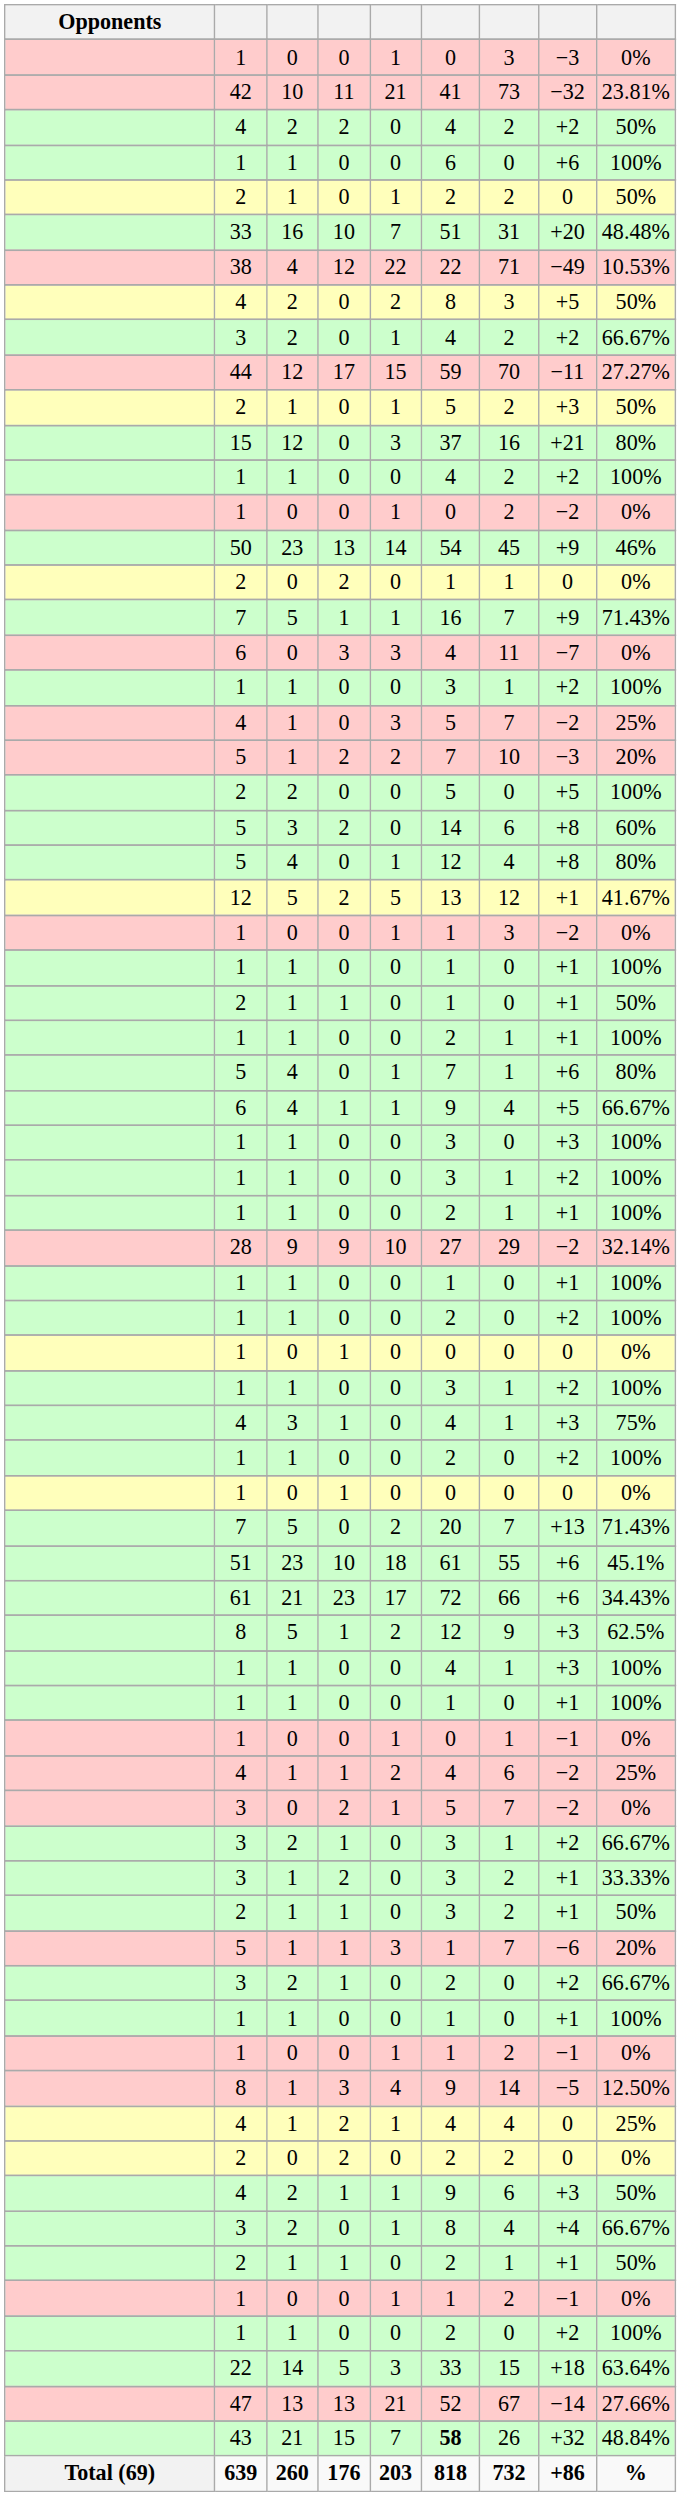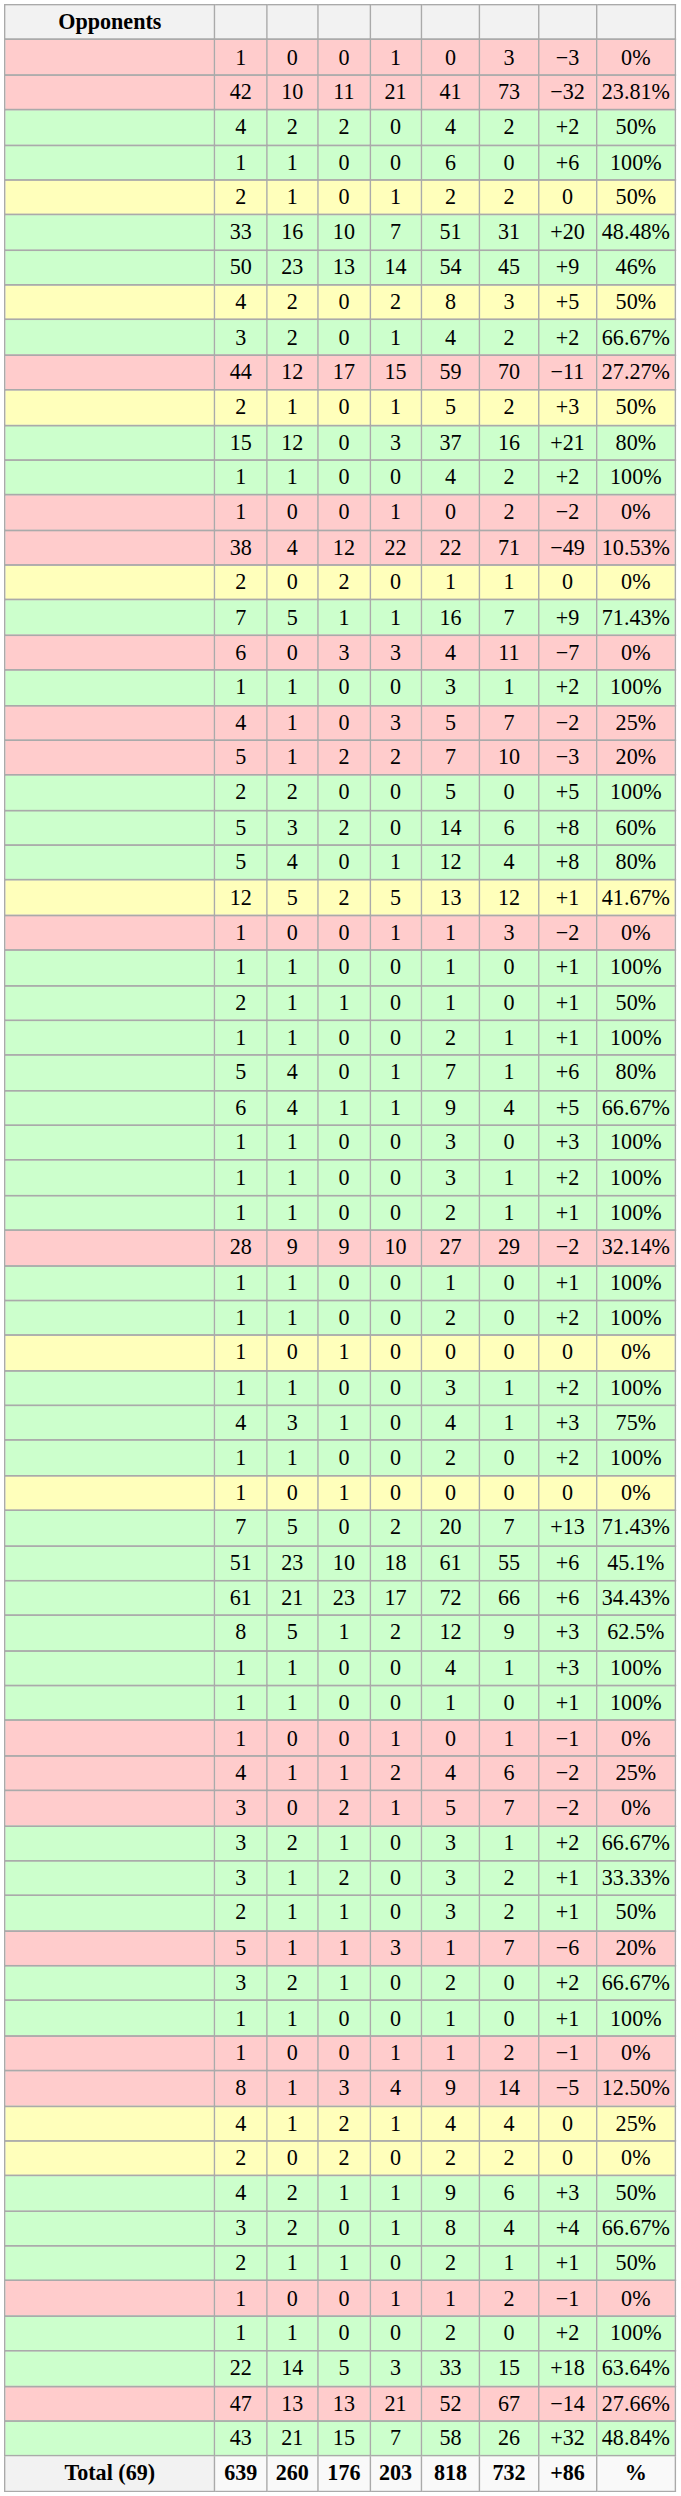rows swapped: (241, 267) <-> (241, 547)
(451, 2438) bold -> (451, 2438) normal
